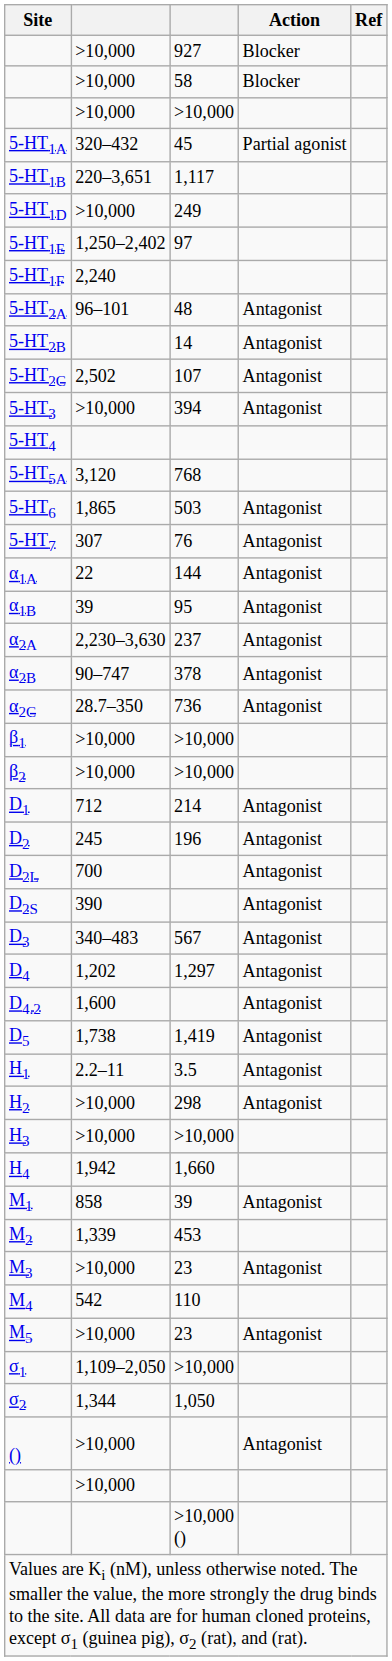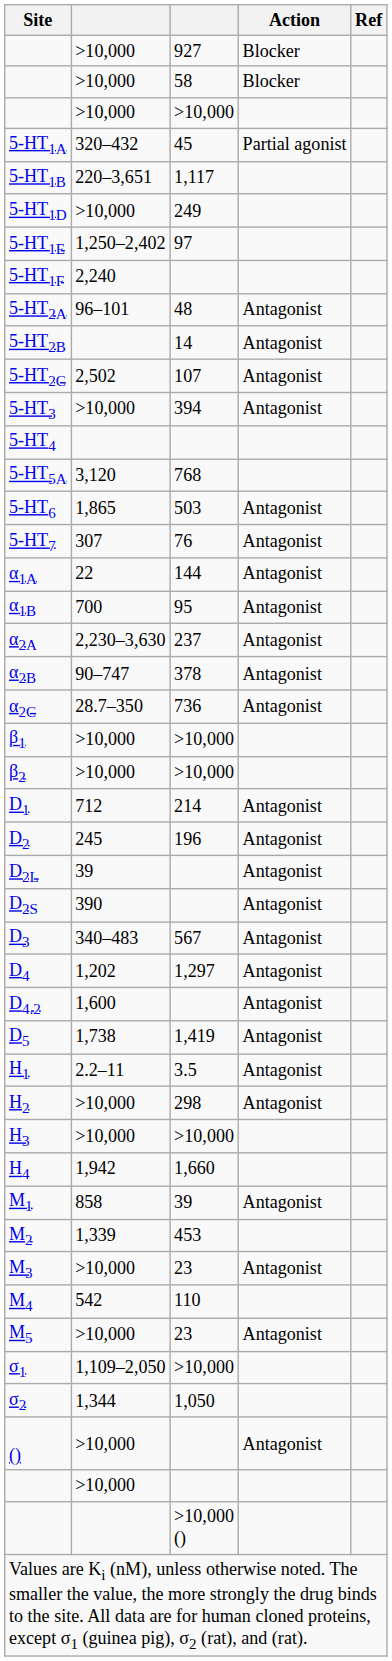(84, 607) 39 -> (89, 607) 700
(89, 871) 700 -> (84, 871) 39
